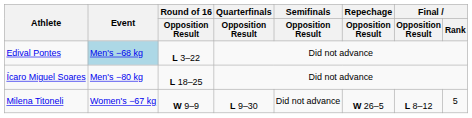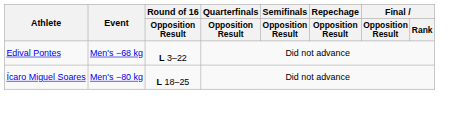(116, 53) lightblue background -> (116, 53) no background
- row: (35, 101)
